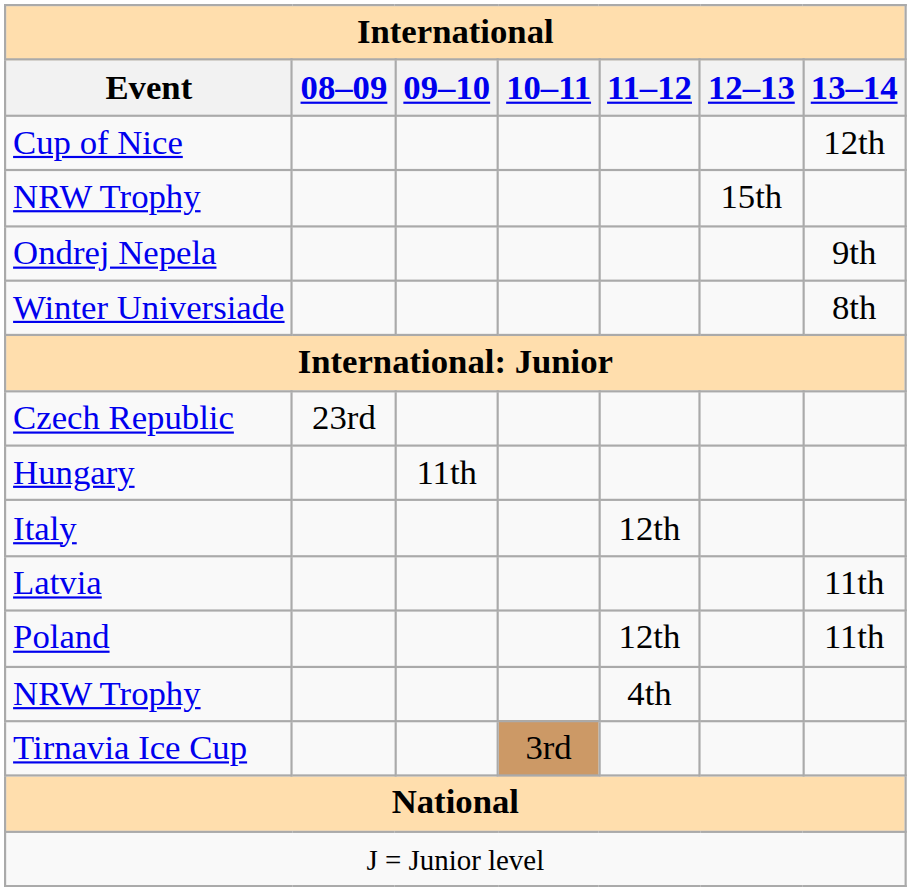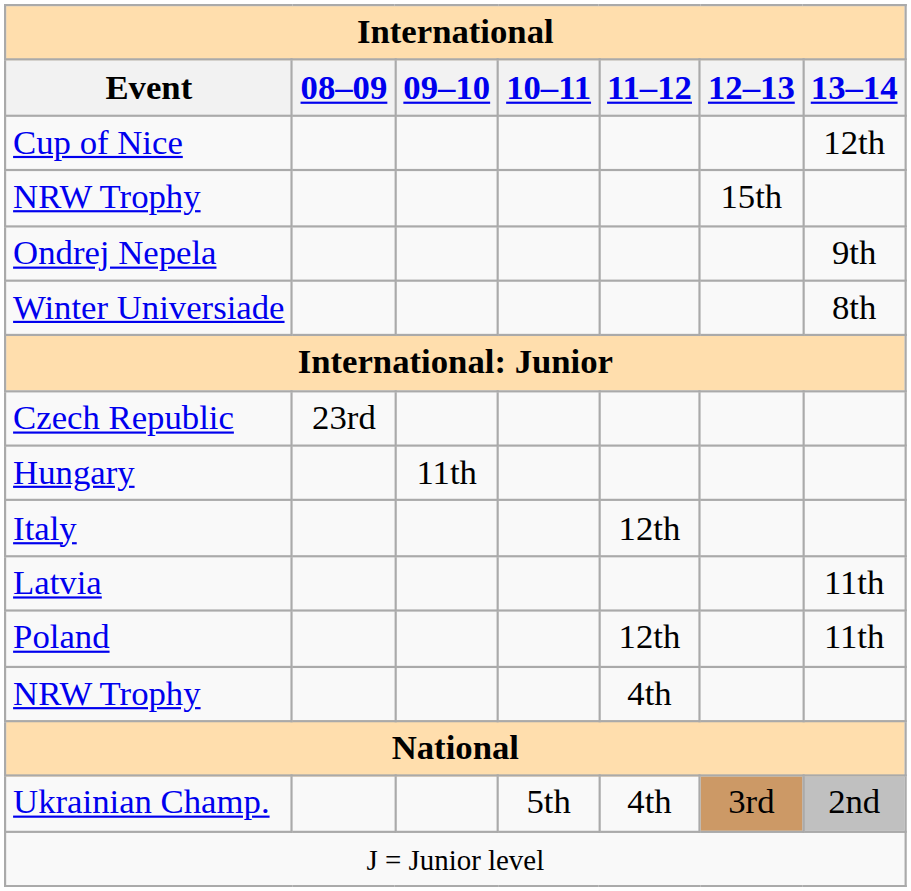- row: (130, 747)
+ row: (141, 802)
